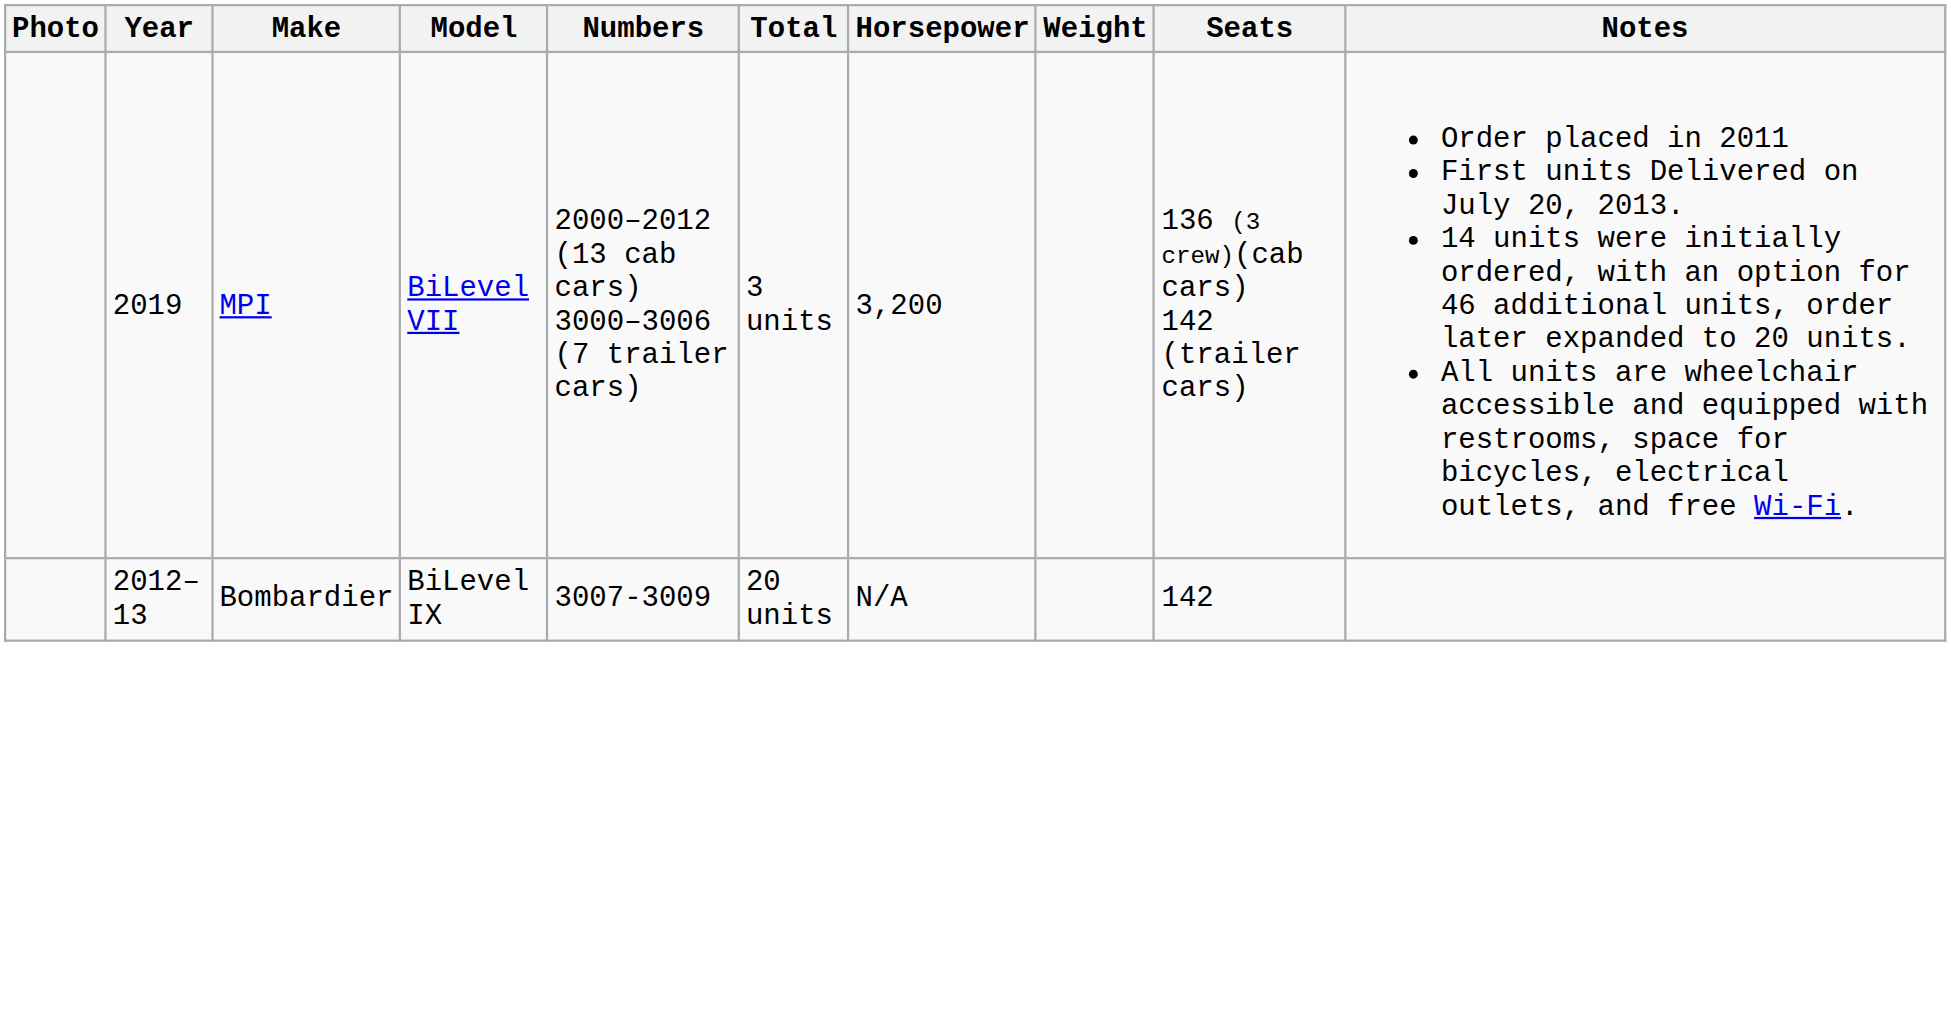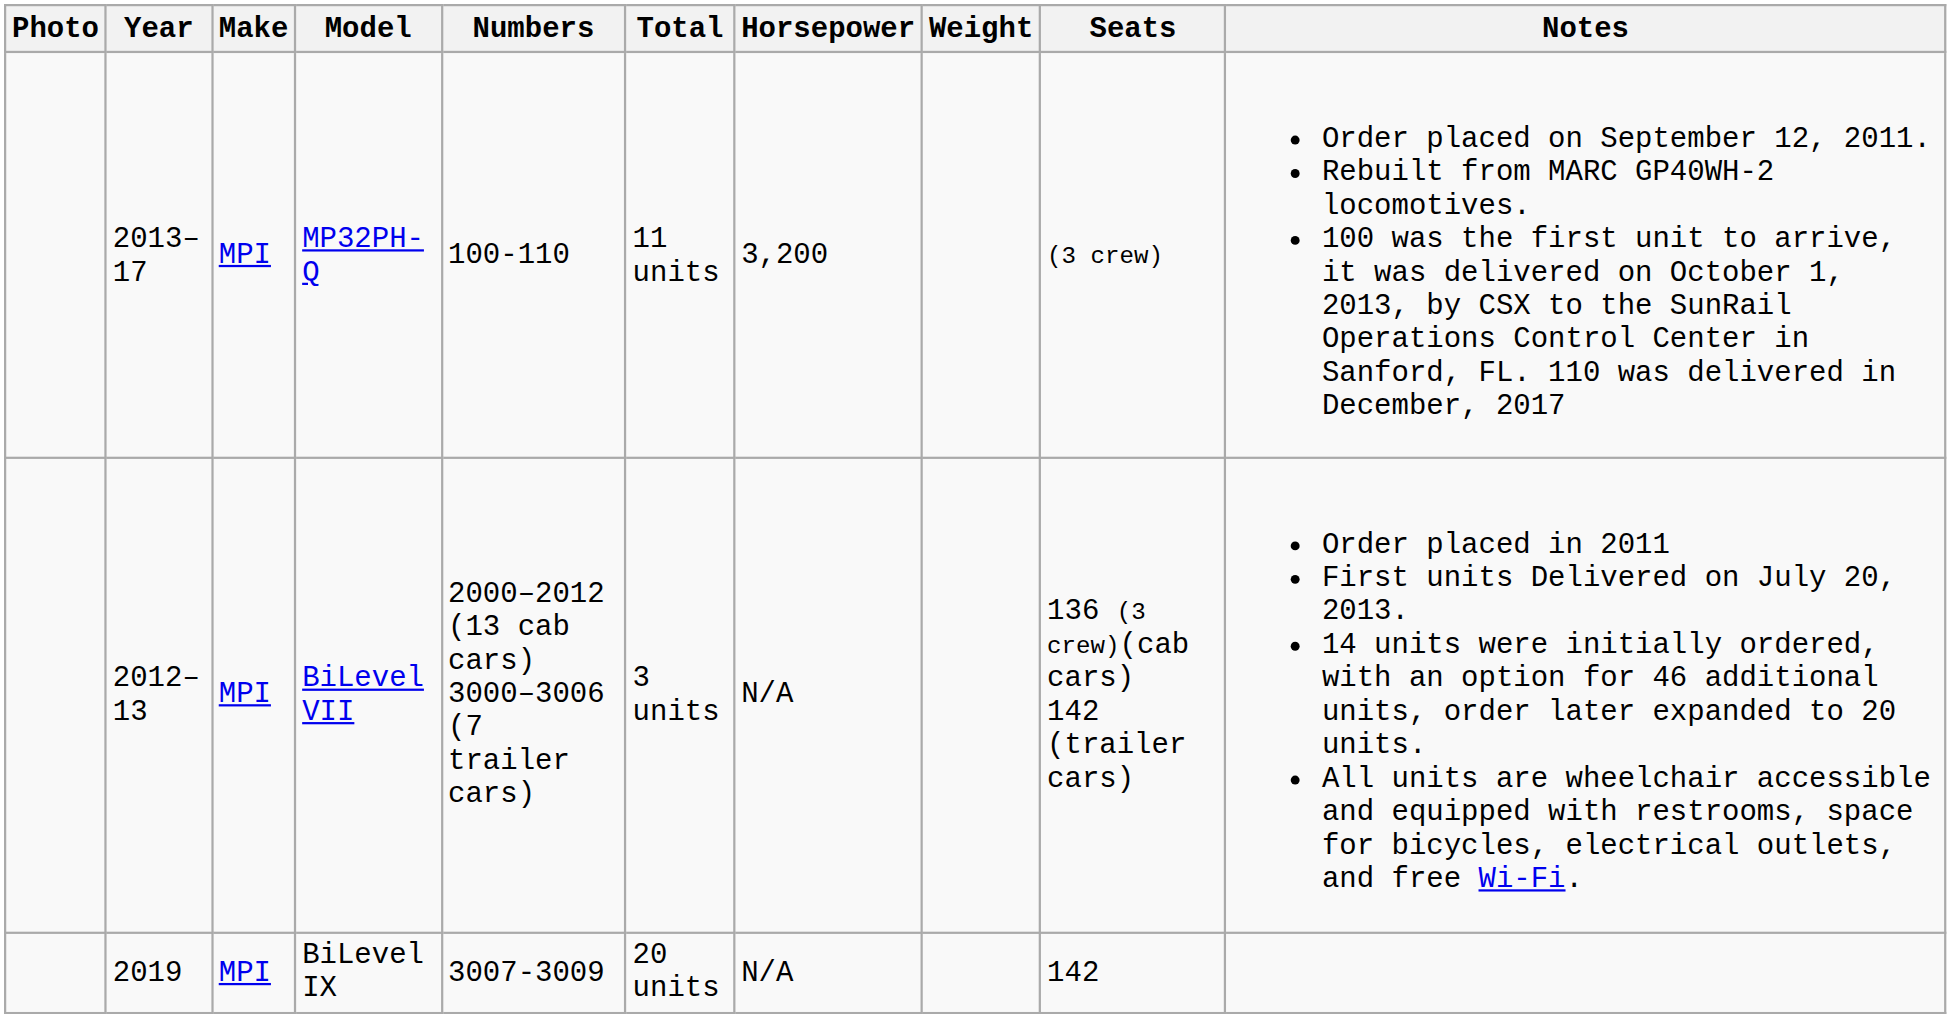+ row: (363, 256)
(148, 306) 2019 -> (156, 695) 2012–13
(899, 306) 3,200 -> (767, 695) N/A
(156, 599) 2012–13 -> (148, 972) 2019
(306, 599) Bombardier -> (245, 972) MPI
